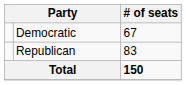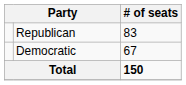rows swapped: (46, 51) <-> (46, 32)
